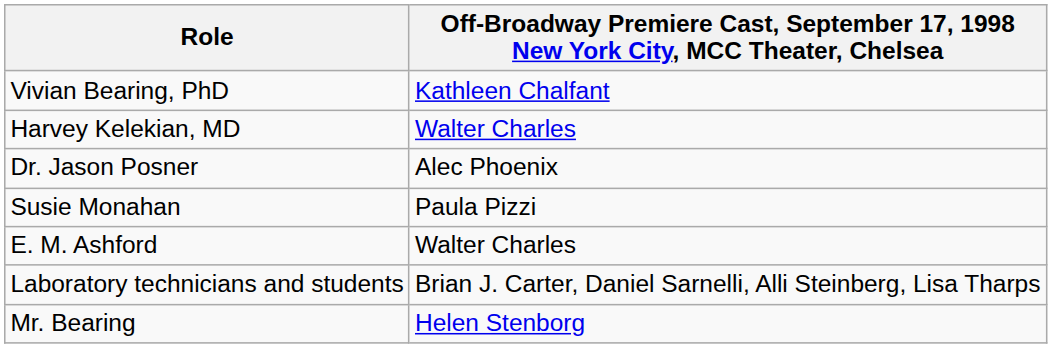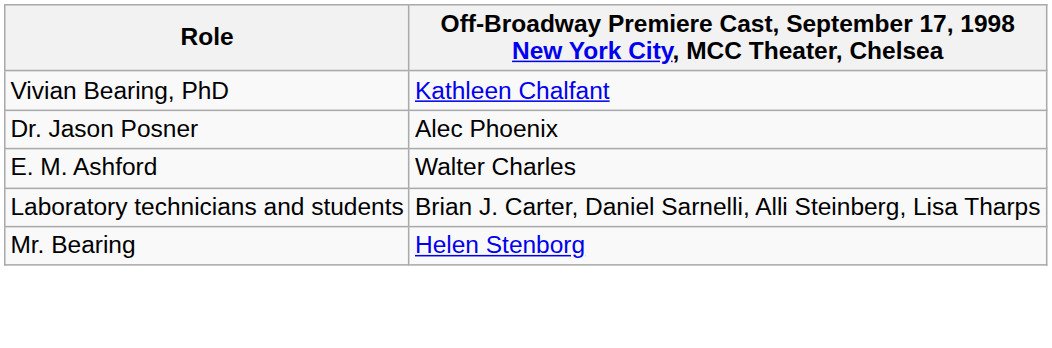- row: (125, 129)
- row: (95, 206)
